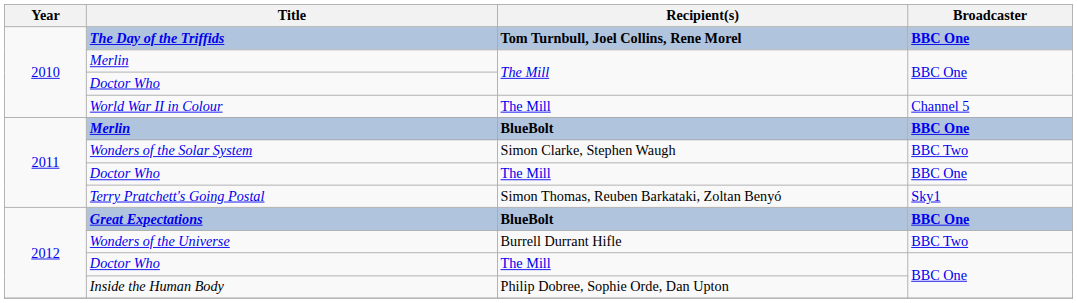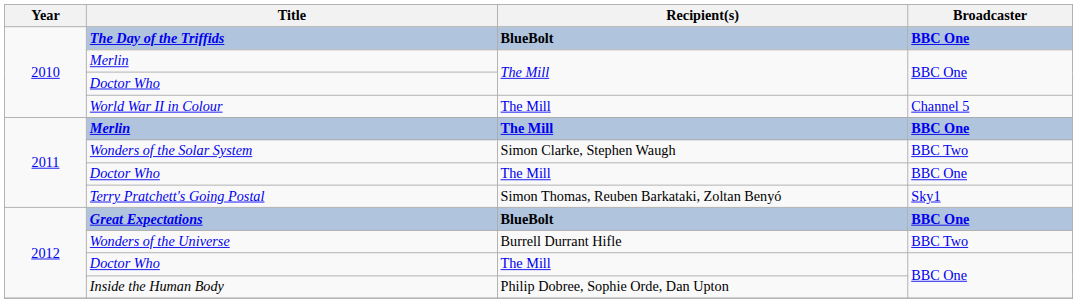(621, 38) Tom Turnbull, Joel Collins, Rene Morel -> (527, 38) BlueBolt
(527, 128) BlueBolt -> (527, 128) The Mill
